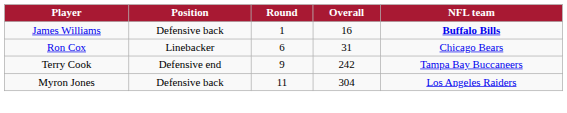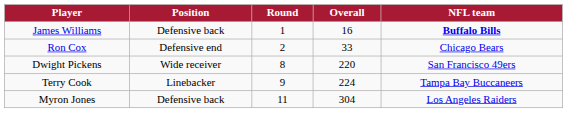(190, 47) Linebacker -> (191, 47) Defensive end
(282, 47) 6 -> (282, 47) 2
(347, 47) 31 -> (347, 47) 33
+ row: (67, 64)
(190, 64) Defensive end -> (191, 82) Linebacker
(347, 64) 242 -> (347, 82) 224
